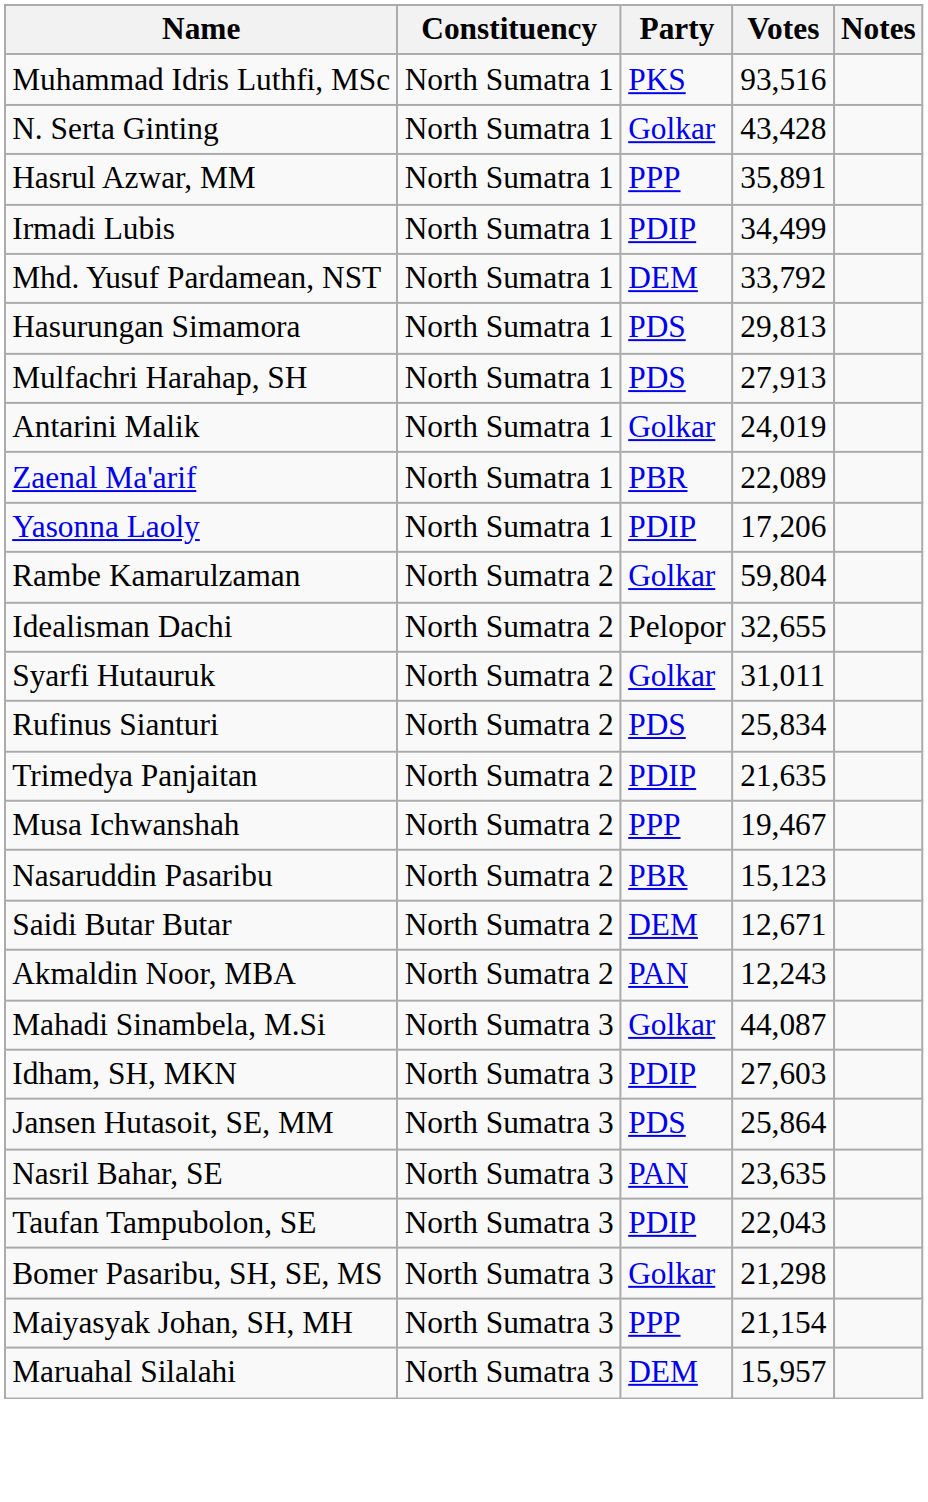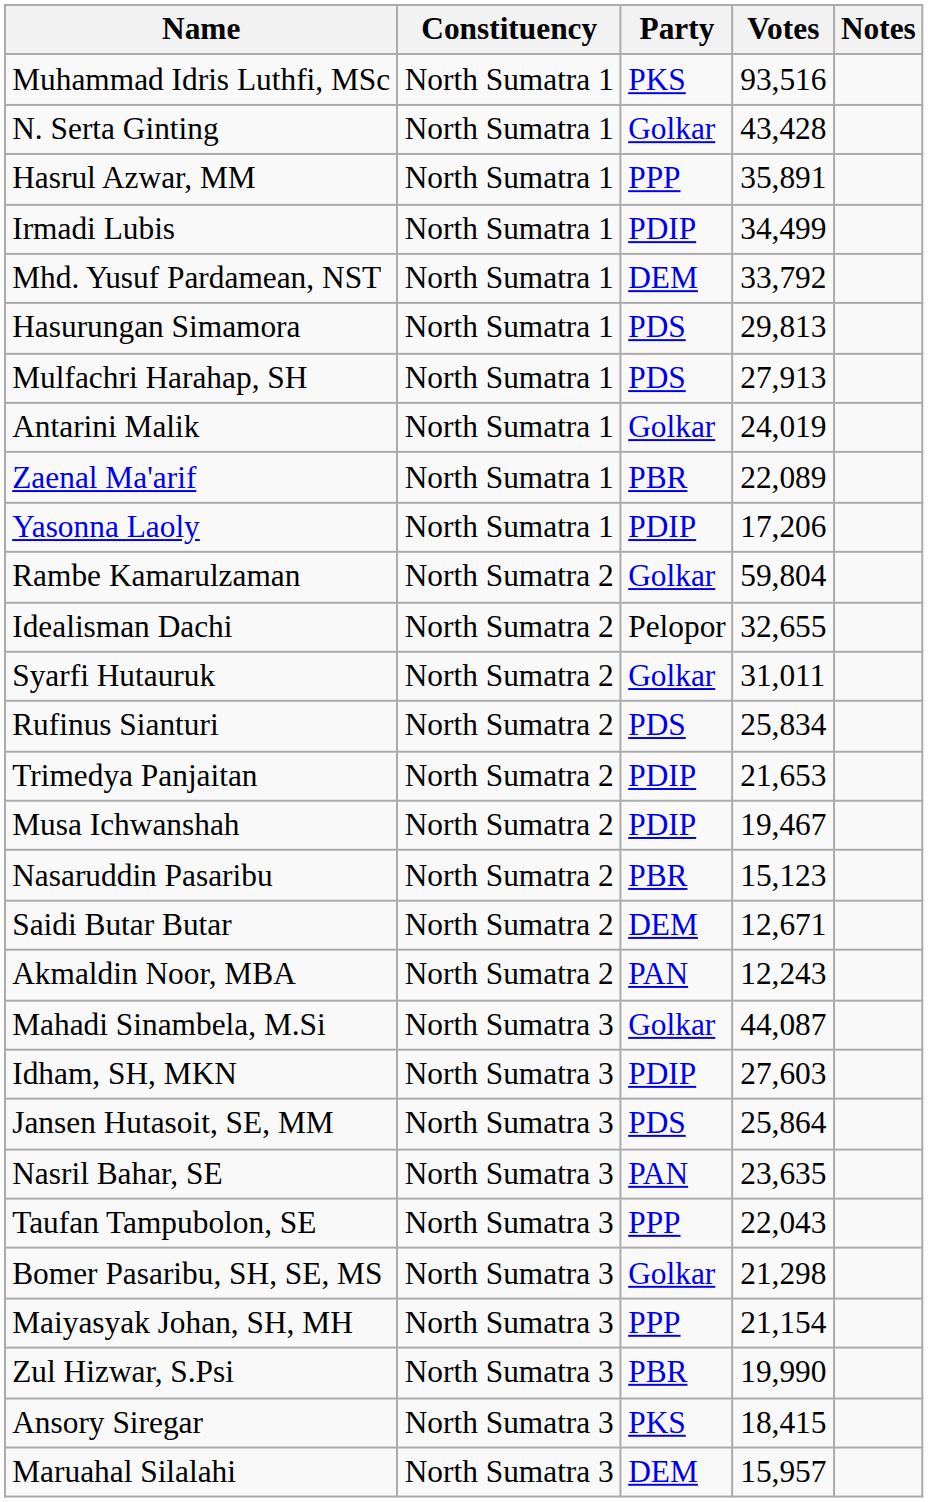(783, 775) 21,635 -> (783, 775) 21,653
(654, 825) PPP -> (662, 825) PDIP
(662, 1223) PDIP -> (654, 1223) PPP
+ row: (123, 1372)
+ row: (108, 1421)
